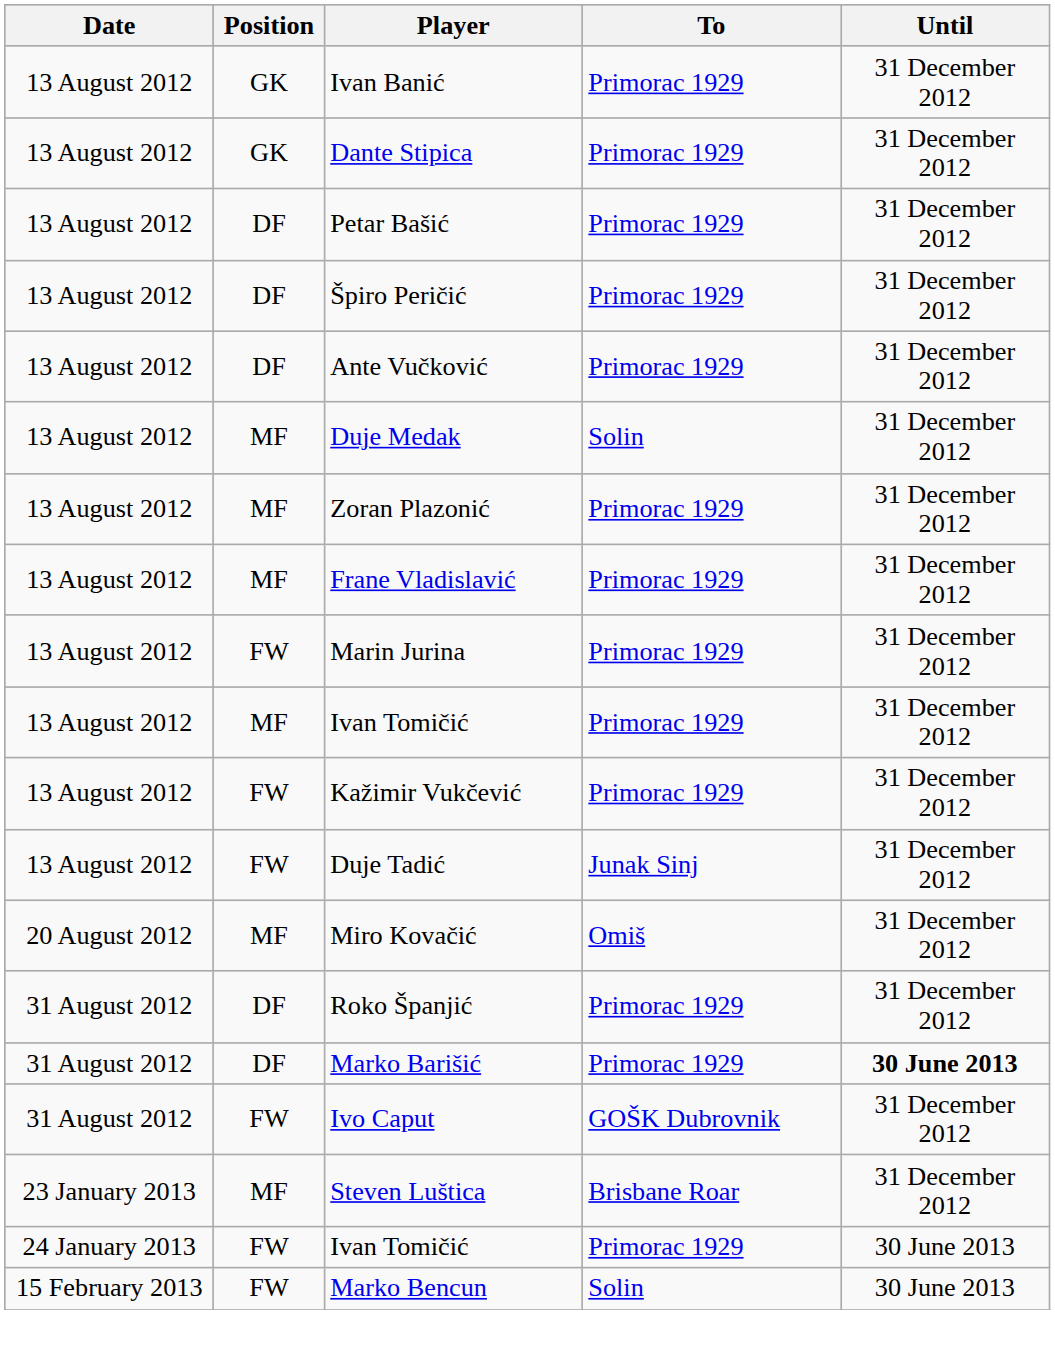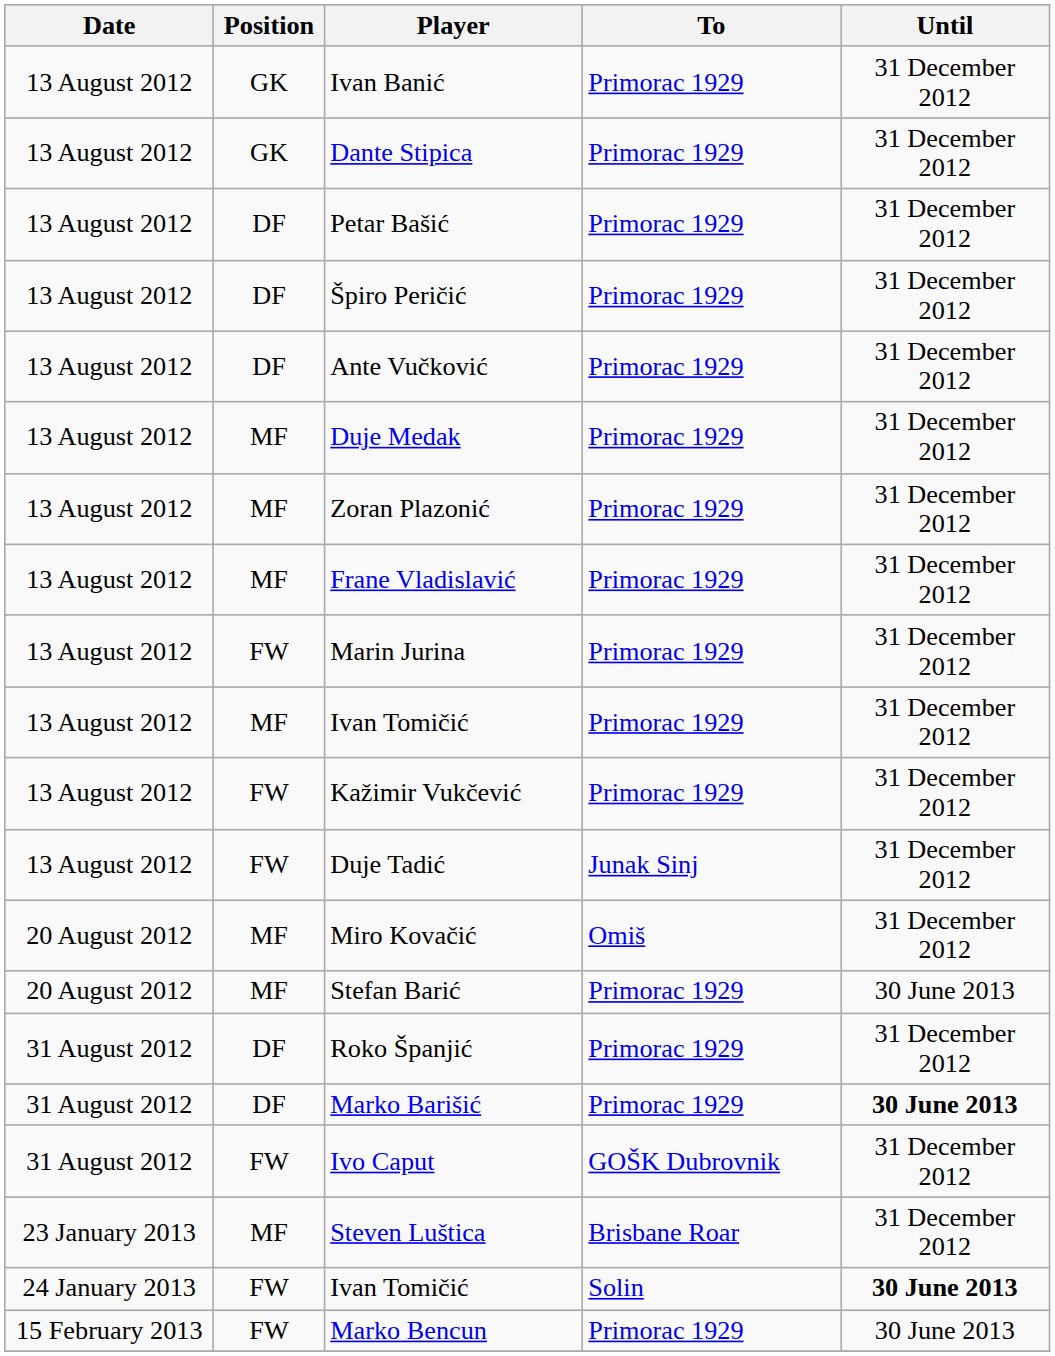(616, 437) Solin -> (666, 437) Primorac 1929
+ row: (109, 991)
(666, 1246) Primorac 1929 -> (616, 1288) Solin
(945, 1246) normal -> (945, 1288) bold
(616, 1288) Solin -> (666, 1329) Primorac 1929
